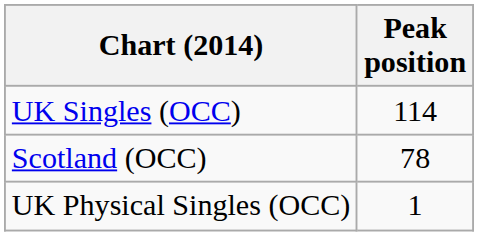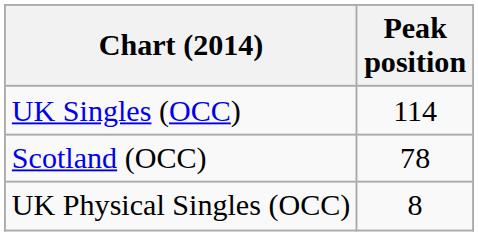(415, 205) 1 -> (415, 205) 8
